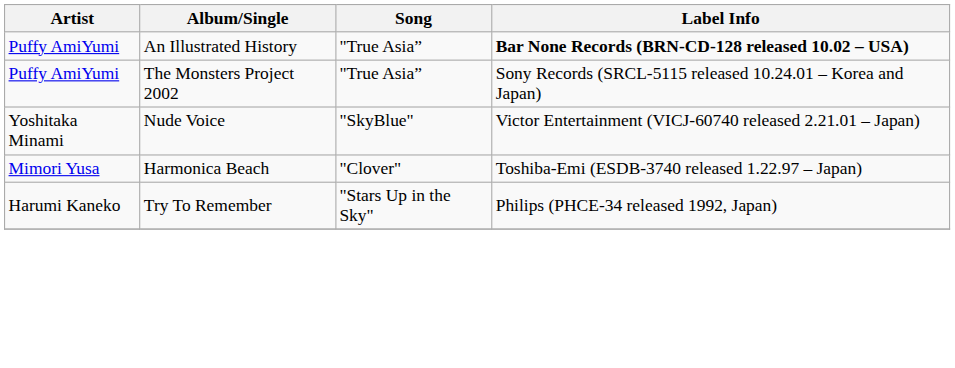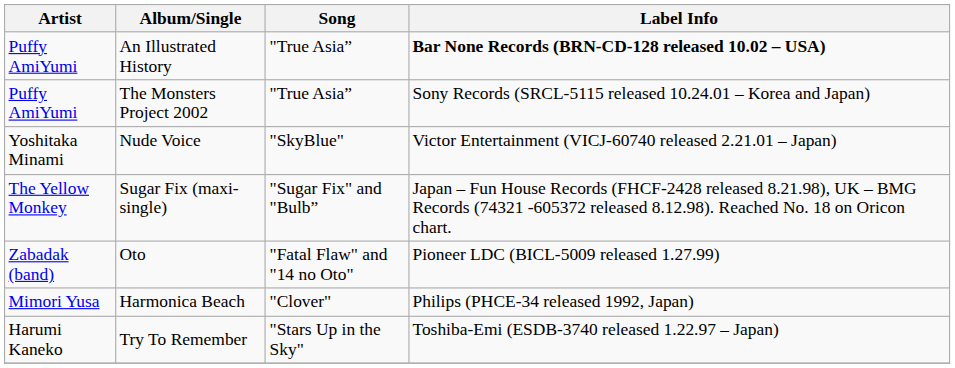+ row: (179, 197)
+ row: (133, 254)
(679, 168) Toshiba-Emi (ESDB-3740 released 1.22.97 – Japan) -> (553, 302) Philips (PHCE-34 released 1992, Japan)
(636, 205) Philips (PHCE-34 released 1992, Japan) -> (596, 329) Toshiba-Emi (ESDB-3740 released 1.22.97 – Japan)
